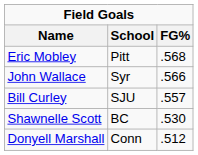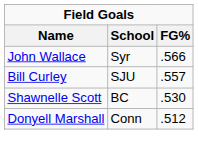- row: (42, 56)
